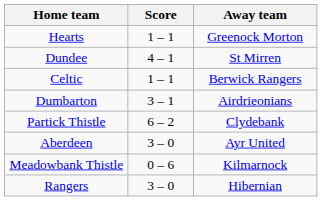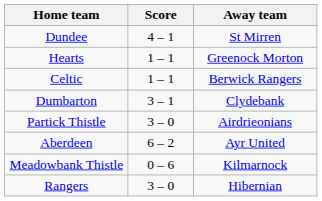rows swapped: (66, 57) <-> (66, 36)
(255, 100) Airdrieonians -> (255, 100) Clydebank
(161, 121) 6 – 2 -> (161, 121) 3 – 0
(255, 121) Clydebank -> (255, 121) Airdrieonians
(161, 143) 3 – 0 -> (161, 143) 6 – 2
